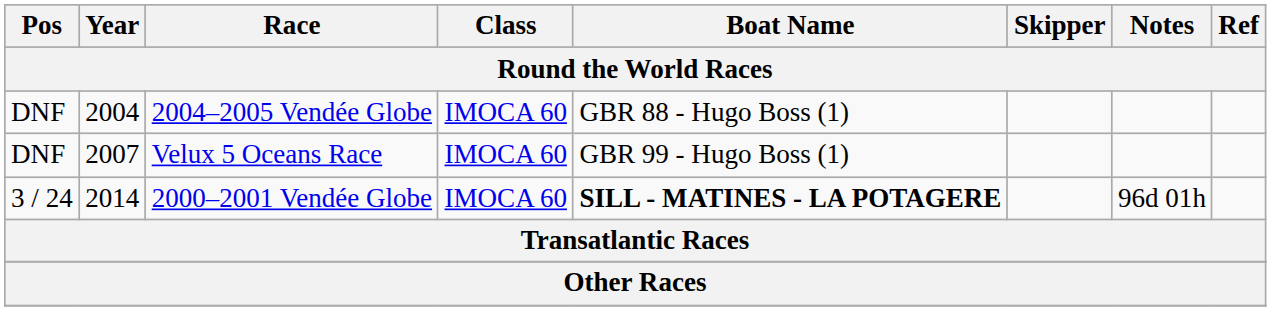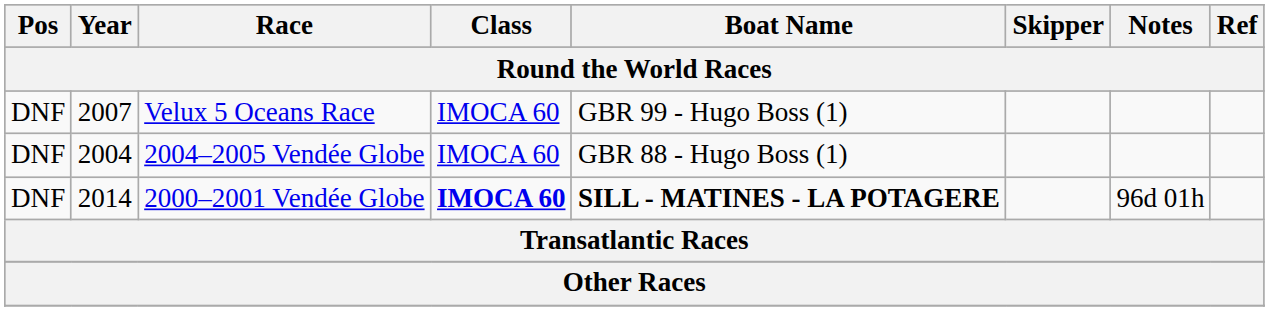rows swapped: (267, 154) <-> (292, 111)
(42, 197) 3 / 24 -> (38, 197) DNF
(506, 197) normal -> (501, 197) bold
